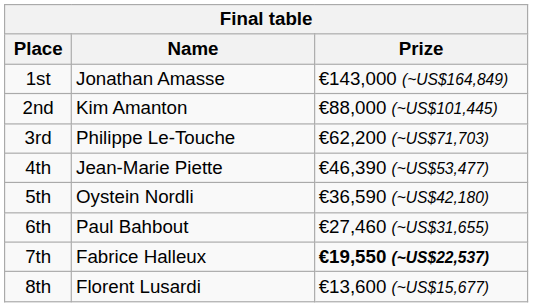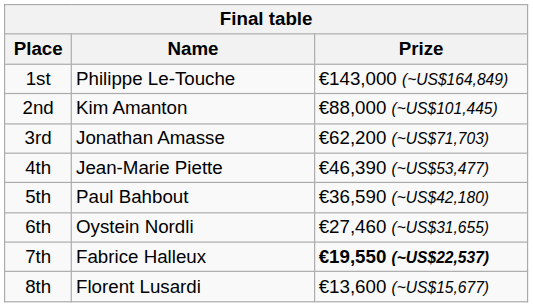(150, 78) Jonathan Amasse -> (156, 78) Philippe Le-Touche
(156, 138) Philippe Le-Touche -> (150, 138) Jonathan Amasse
(135, 197) Oystein Nordli -> (132, 197) Paul Bahbout
(132, 227) Paul Bahbout -> (135, 227) Oystein Nordli
